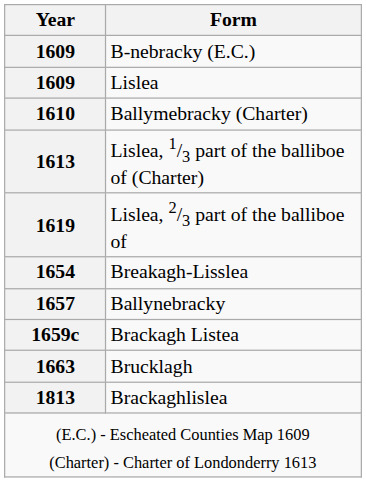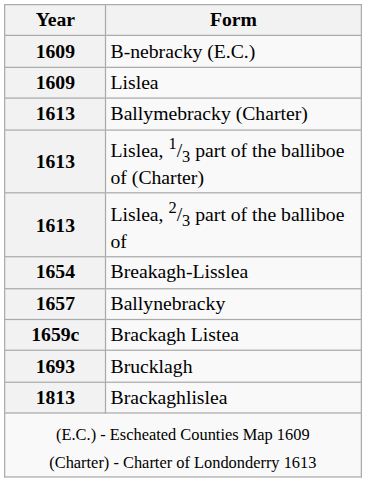(55, 113) 1610 -> (55, 113) 1613
(55, 225) 1619 -> (55, 225) 1613
(55, 366) 1663 -> (55, 366) 1693
